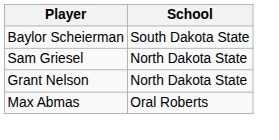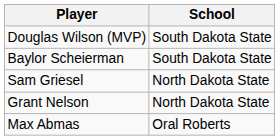+ row: (77, 37)
